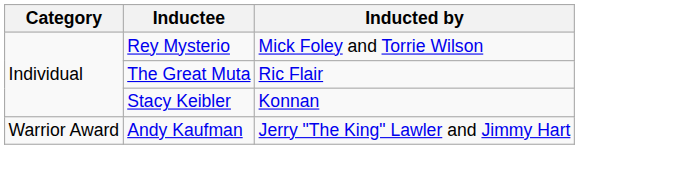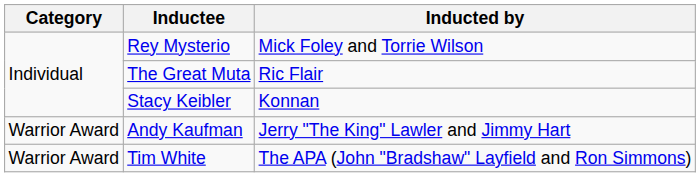+ row: (167, 158)
